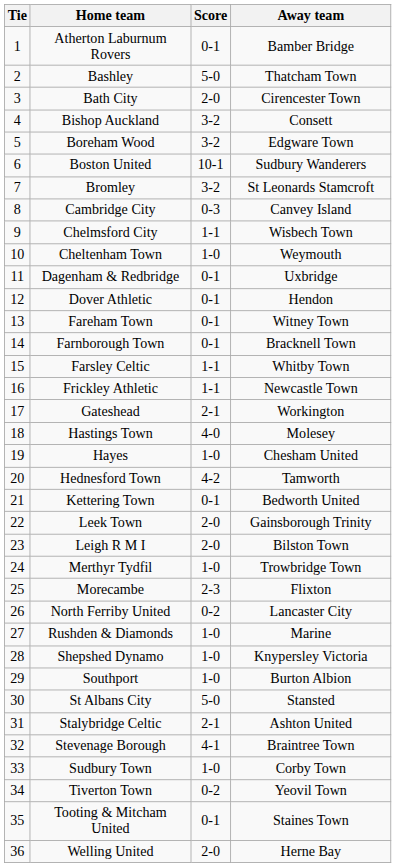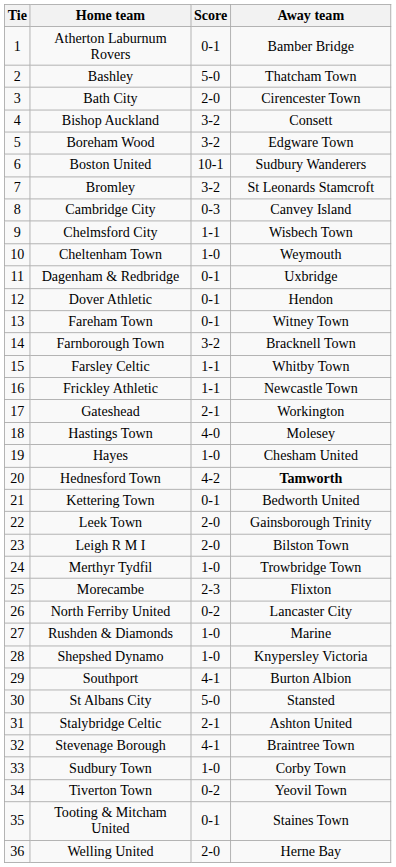(211, 344) 0-1 -> (211, 344) 3-2
(311, 478) normal -> (311, 478) bold
(211, 679) 1-0 -> (211, 679) 4-1
